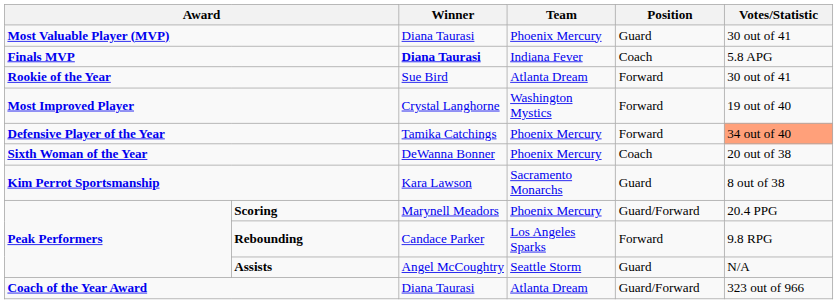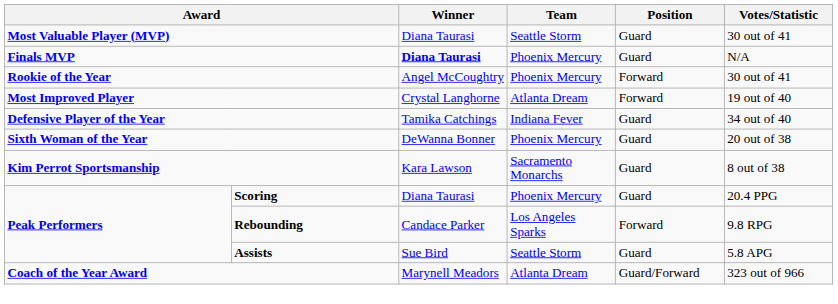(556, 35) Phoenix Mercury -> (546, 35) Seattle Storm
(546, 56) Indiana Fever -> (556, 56) Phoenix Mercury
(635, 56) Coach -> (635, 56) Guard
(750, 56) 5.8 APG -> (739, 56) N/A
(425, 77) Sue Bird -> (453, 77) Angel McCoughtry
(549, 77) Atlanta Dream -> (556, 77) Phoenix Mercury
(541, 105) Washington Mystics -> (549, 98) Atlanta Dream
(556, 133) Phoenix Mercury -> (546, 118) Indiana Fever
(641, 133) Forward -> (635, 118) Guard
(759, 133) lightsalmon background -> (759, 118) no background
(635, 154) Coach -> (635, 139) Guard
(450, 210) Marynell Meadors -> (438, 196) Diana Taurasi
(659, 210) Guard/Forward -> (635, 196) Guard
(453, 267) Angel McCoughtry -> (425, 252) Sue Bird
(739, 267) N/A -> (750, 252) 5.8 APG
(438, 288) Diana Taurasi -> (450, 273) Marynell Meadors
